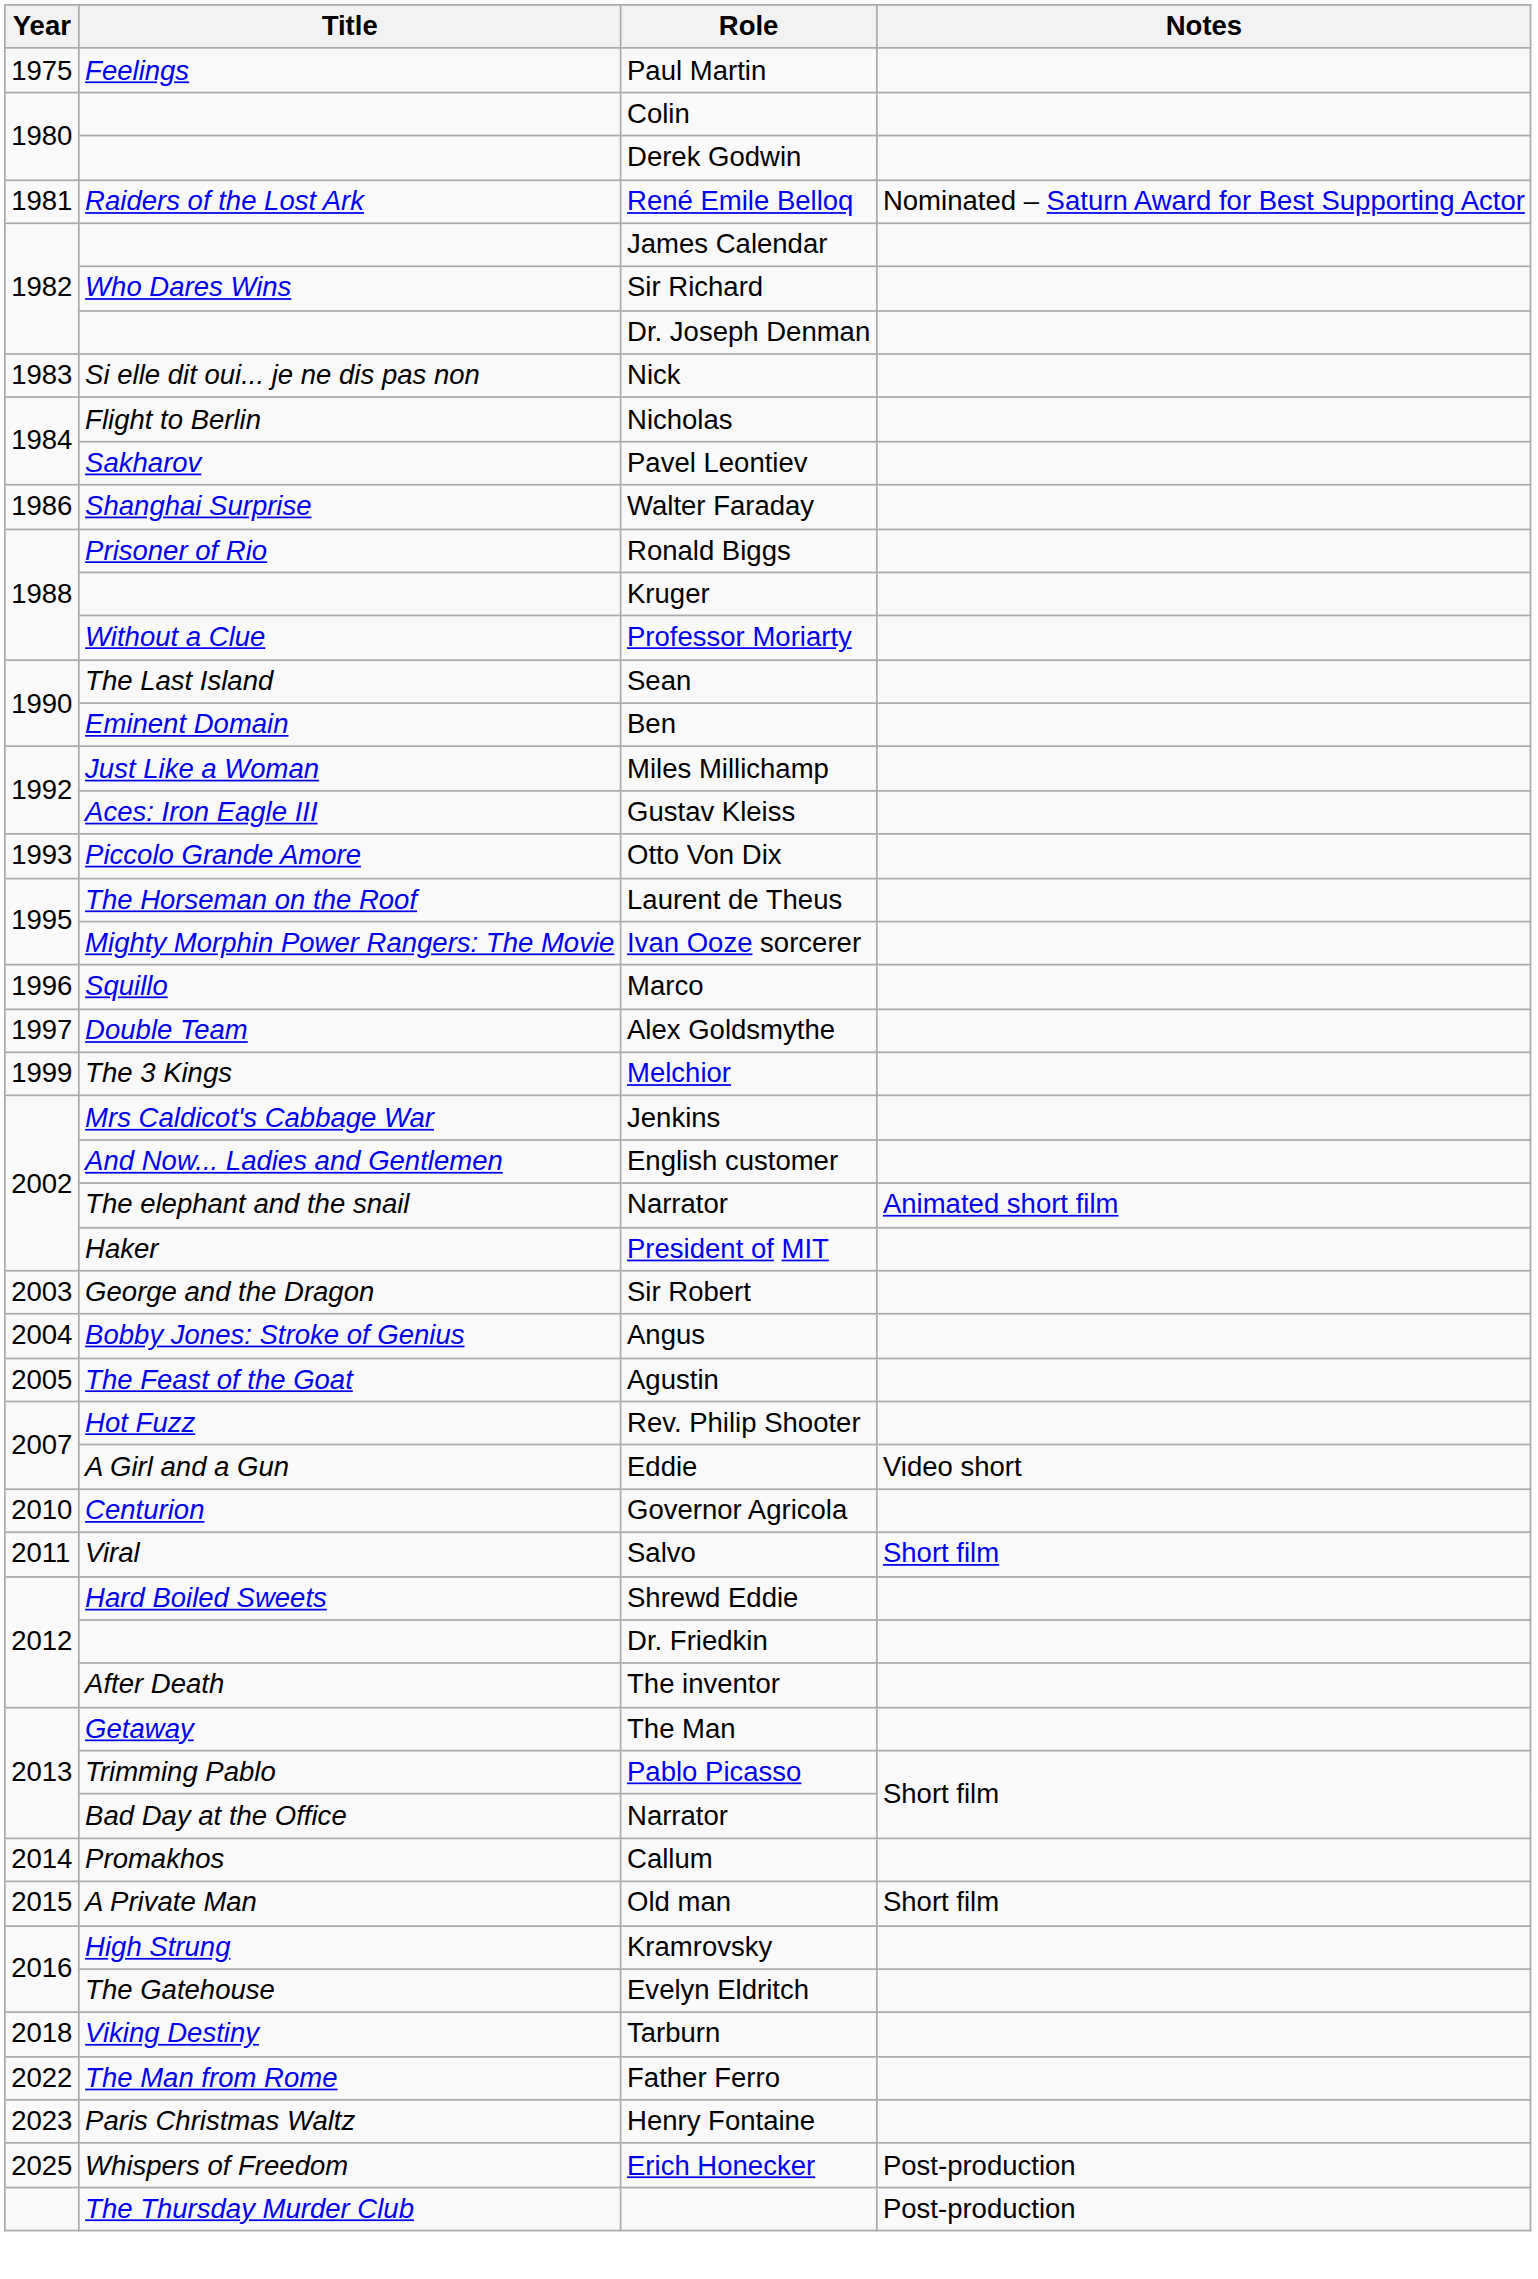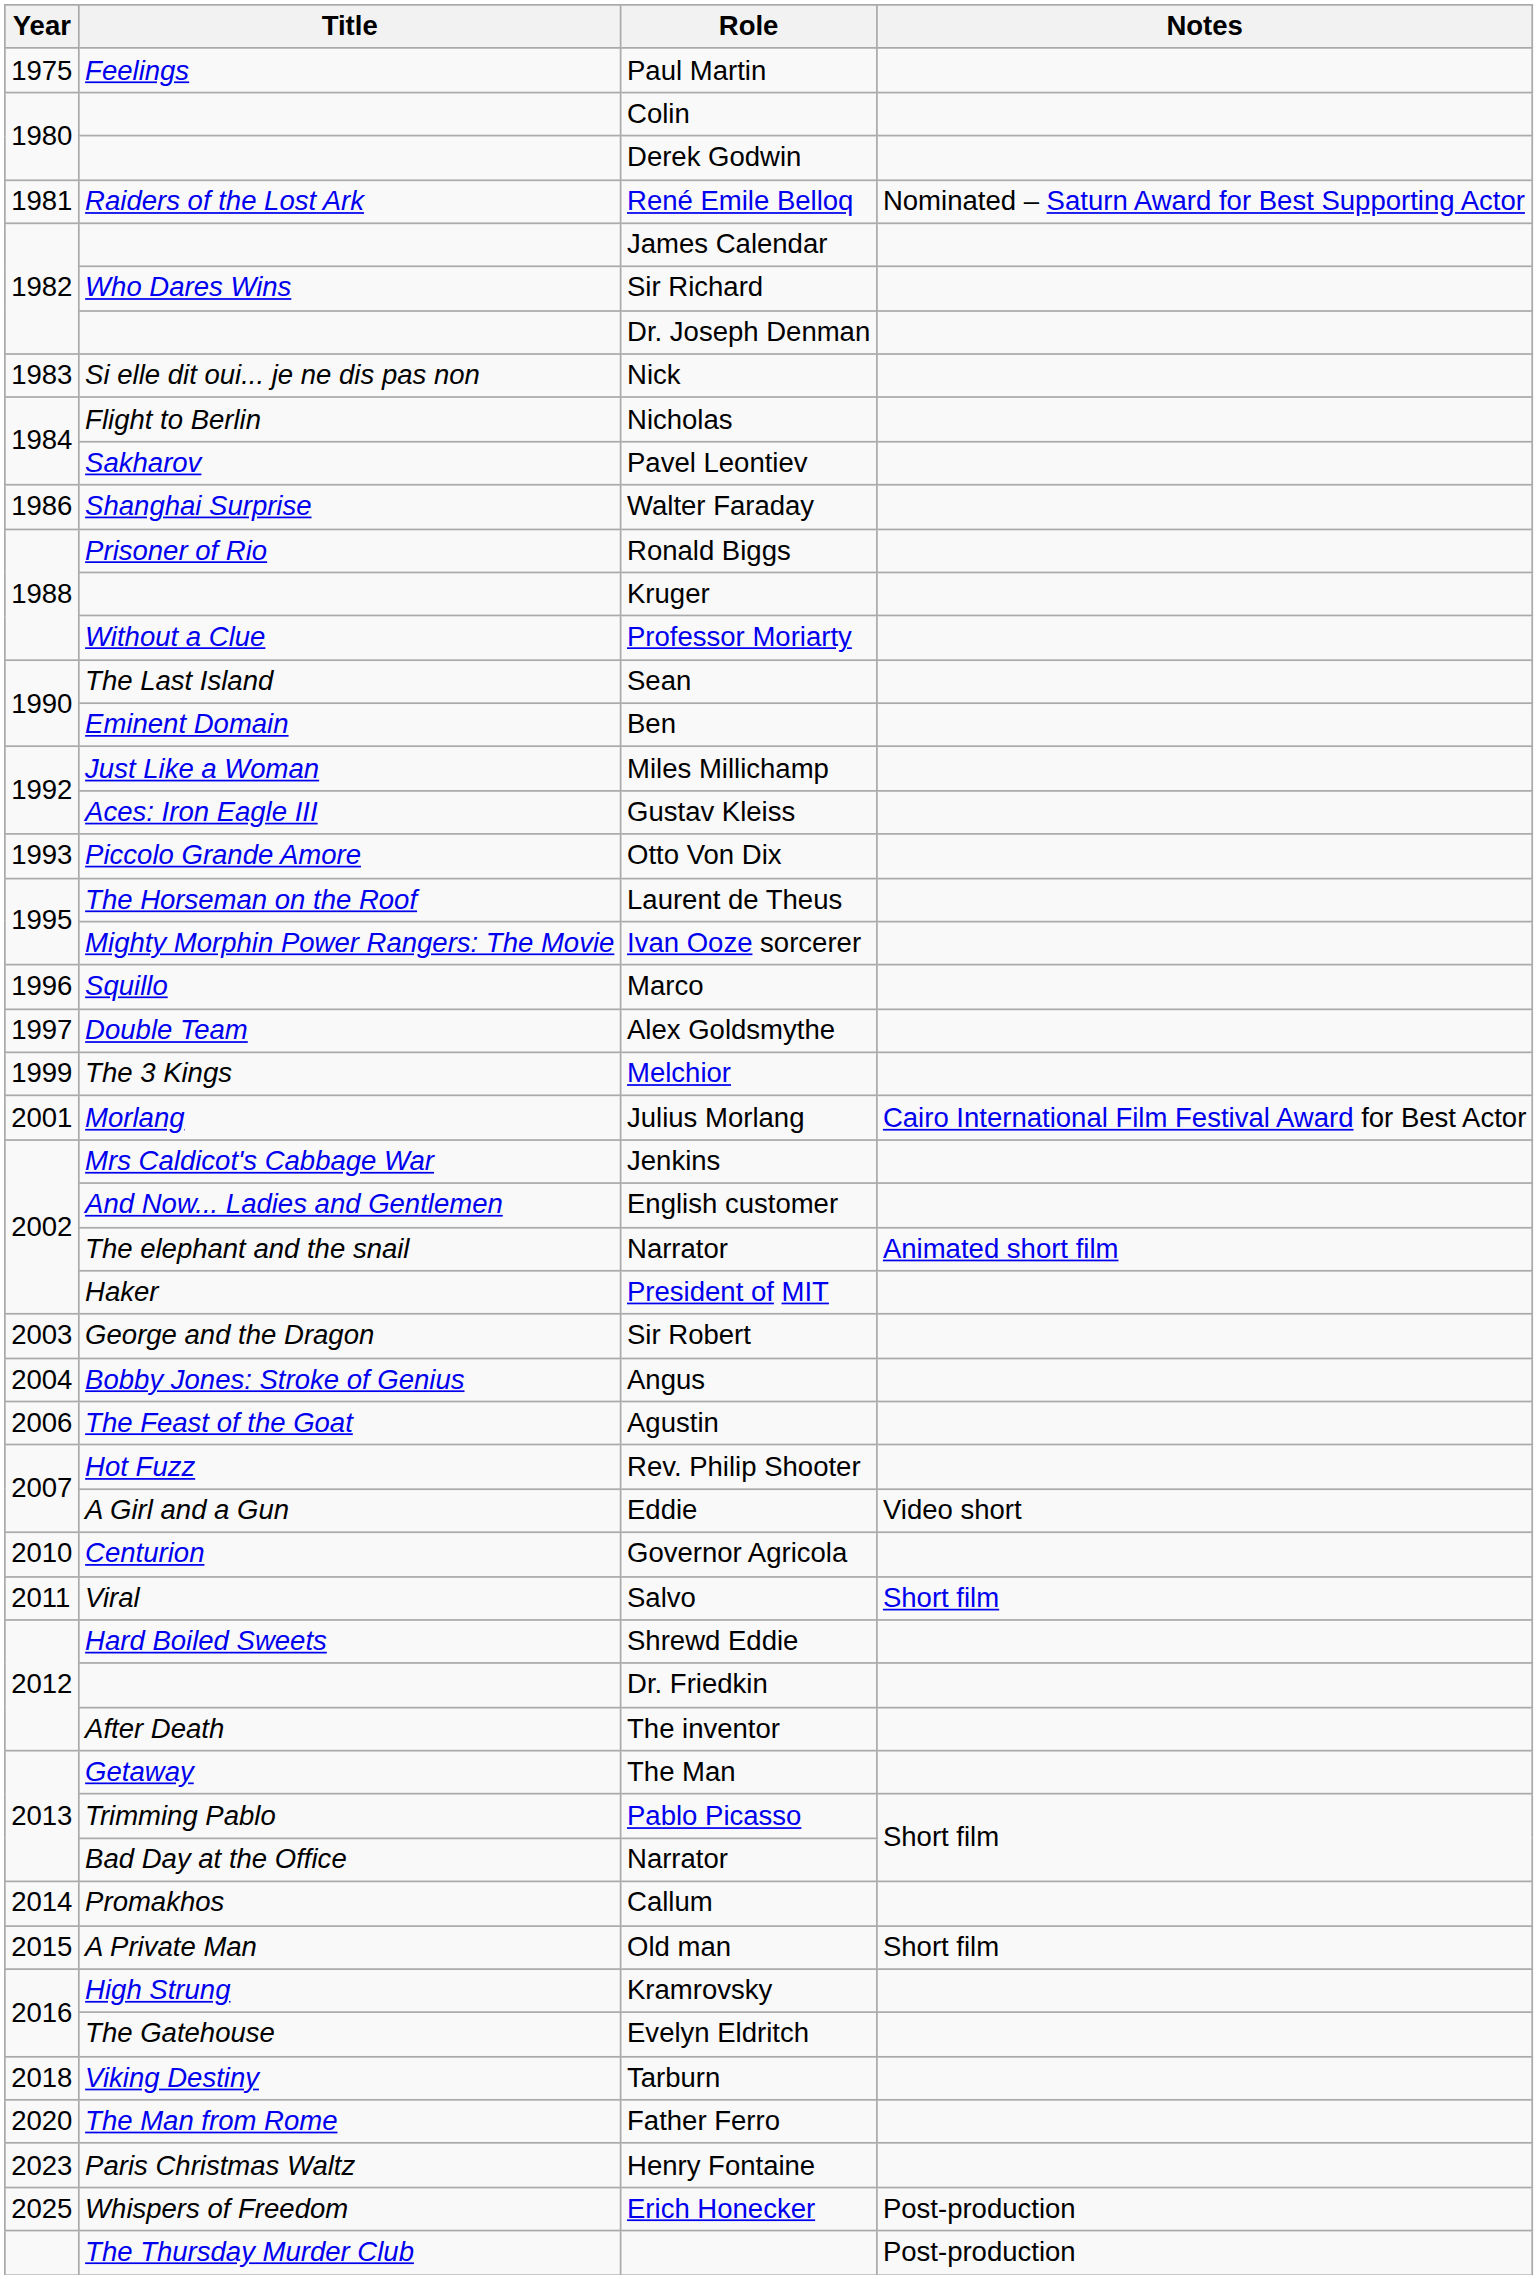+ row: (135, 1117)
(42, 1379) 2005 -> (42, 1422) 2006
(42, 2077) 2022 -> (42, 2121) 2020
